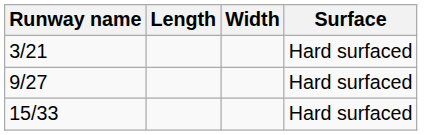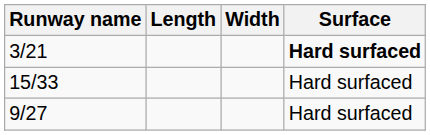(351, 51) normal -> (355, 51) bold
rows swapped: (34, 113) <-> (28, 82)
